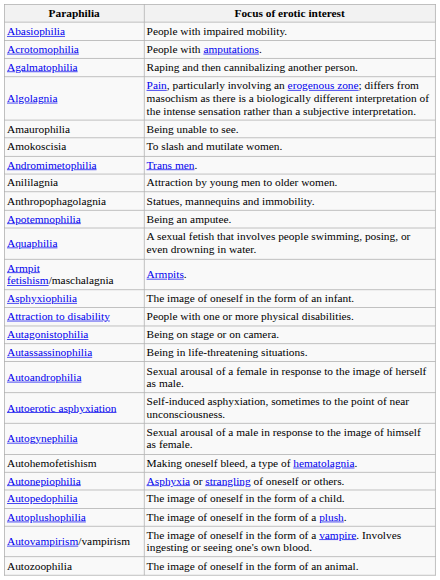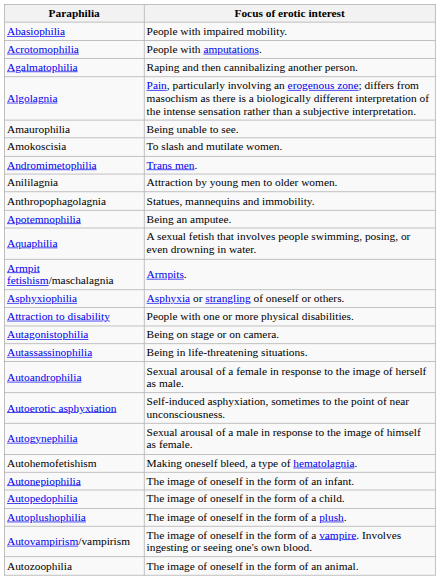(250, 298) The image of oneself in the form of an infant. -> (245, 298) Asphyxia or strangling of oneself or others.
(245, 481) Asphyxia or strangling of oneself or others. -> (250, 481) The image of oneself in the form of an infant.
